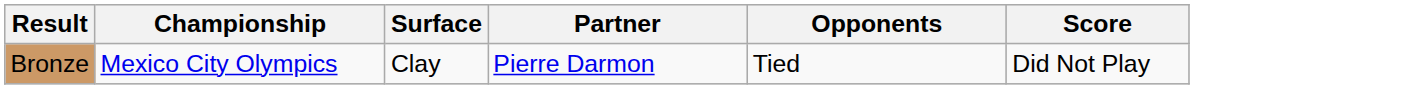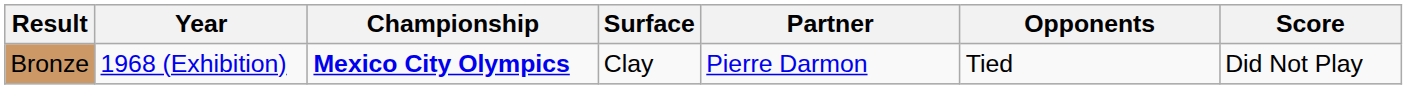+ column: (201, 24)
(219, 63) normal -> (442, 63) bold
